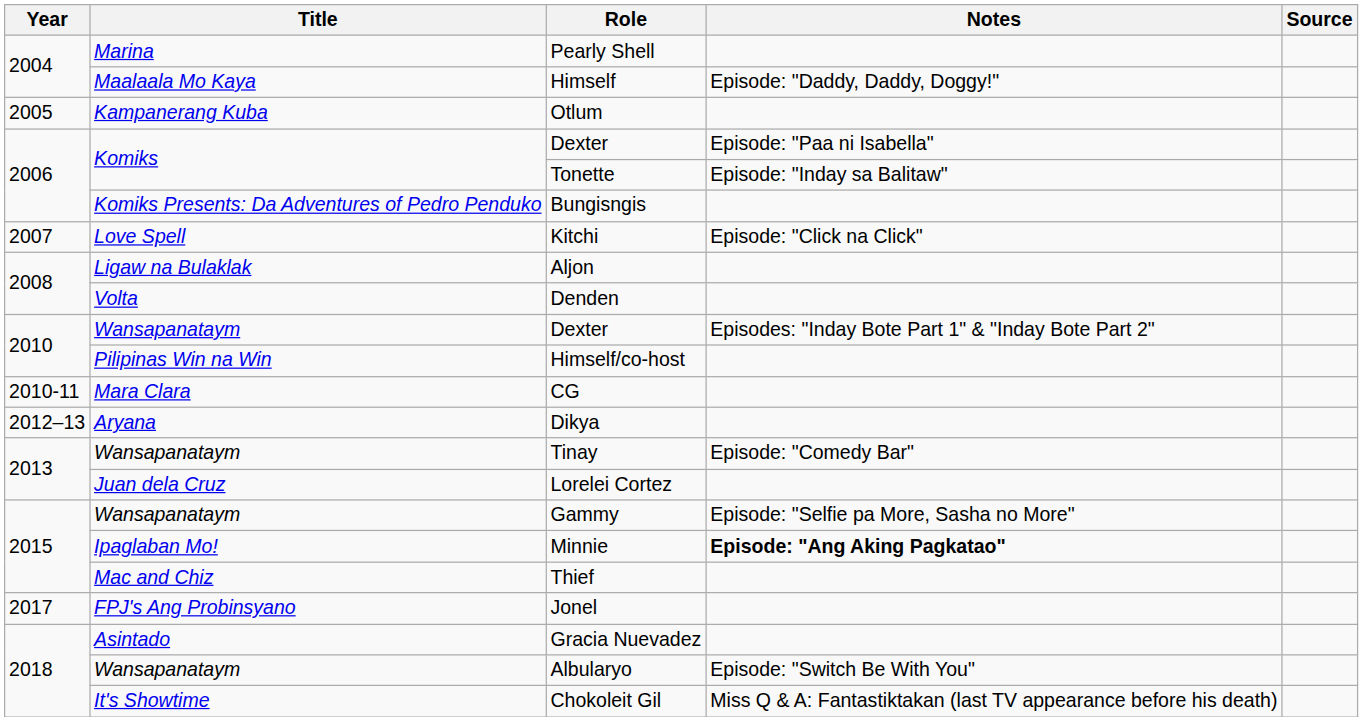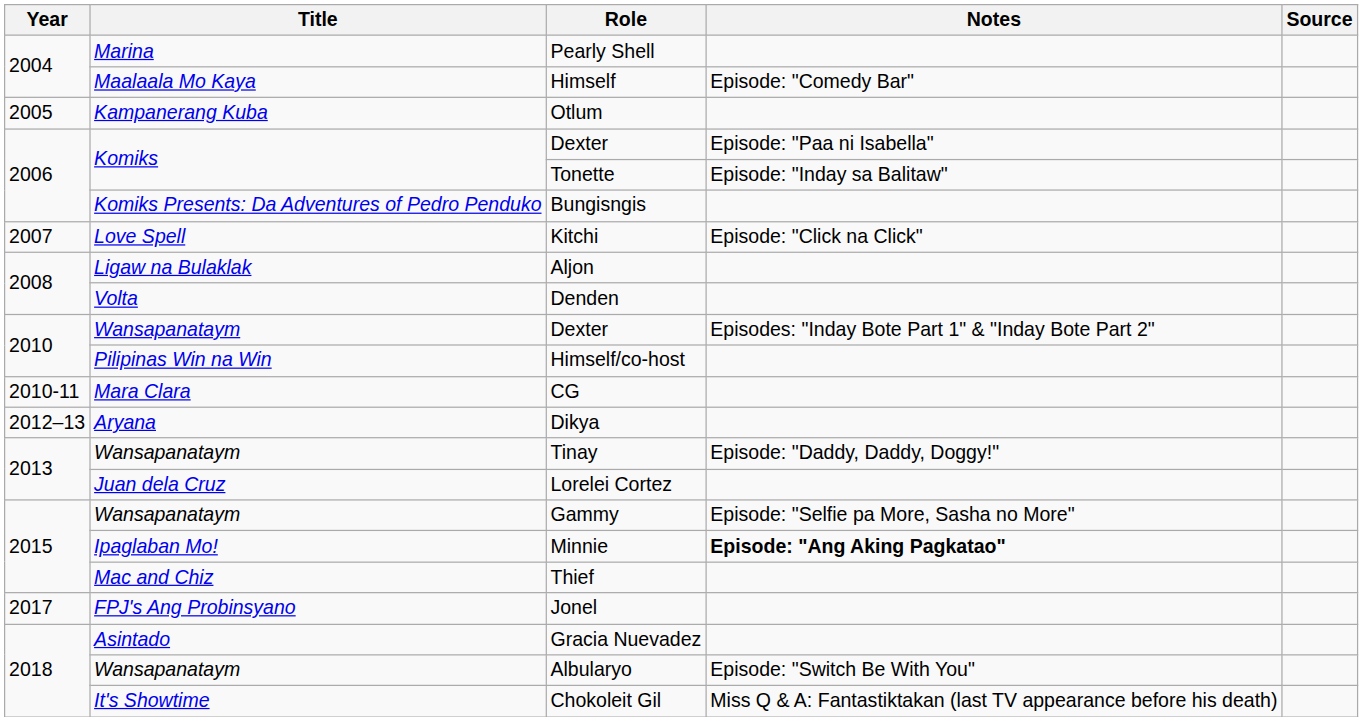(855, 81) Episode: "Daddy, Daddy, Doggy!" -> (812, 81) Episode: "Comedy Bar"
(812, 453) Episode: "Comedy Bar" -> (855, 453) Episode: "Daddy, Daddy, Doggy!"
